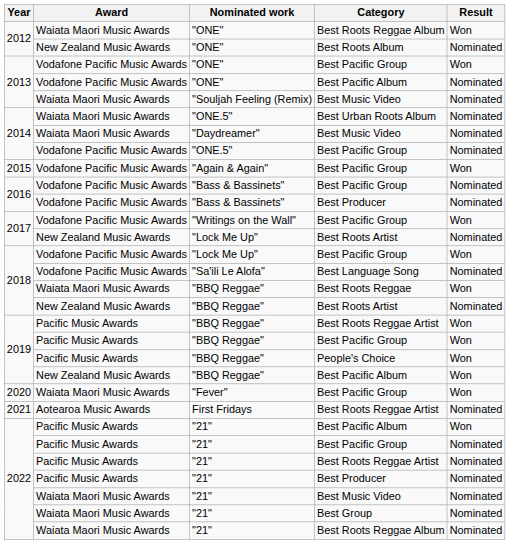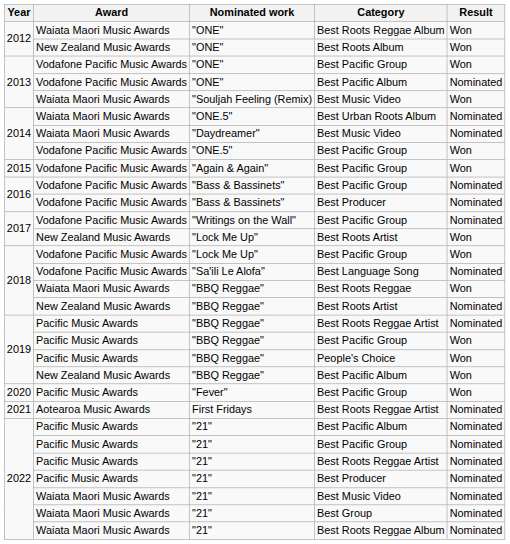(476, 47) Nominated -> (461, 47) Won
(476, 99) Nominated -> (461, 99) Won
(476, 151) Nominated -> (461, 151) Won
(461, 220) Won -> (476, 220) Nominated
(476, 237) Nominated -> (461, 237) Won
(461, 323) Won -> (476, 323) Nominated
(103, 392) Waiata Maori Music Awards -> (87, 392) Pacific Music Awards
(461, 427) Won -> (476, 427) Nominated
